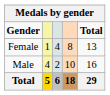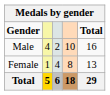rows swapped: (23, 64) <-> (23, 47)
